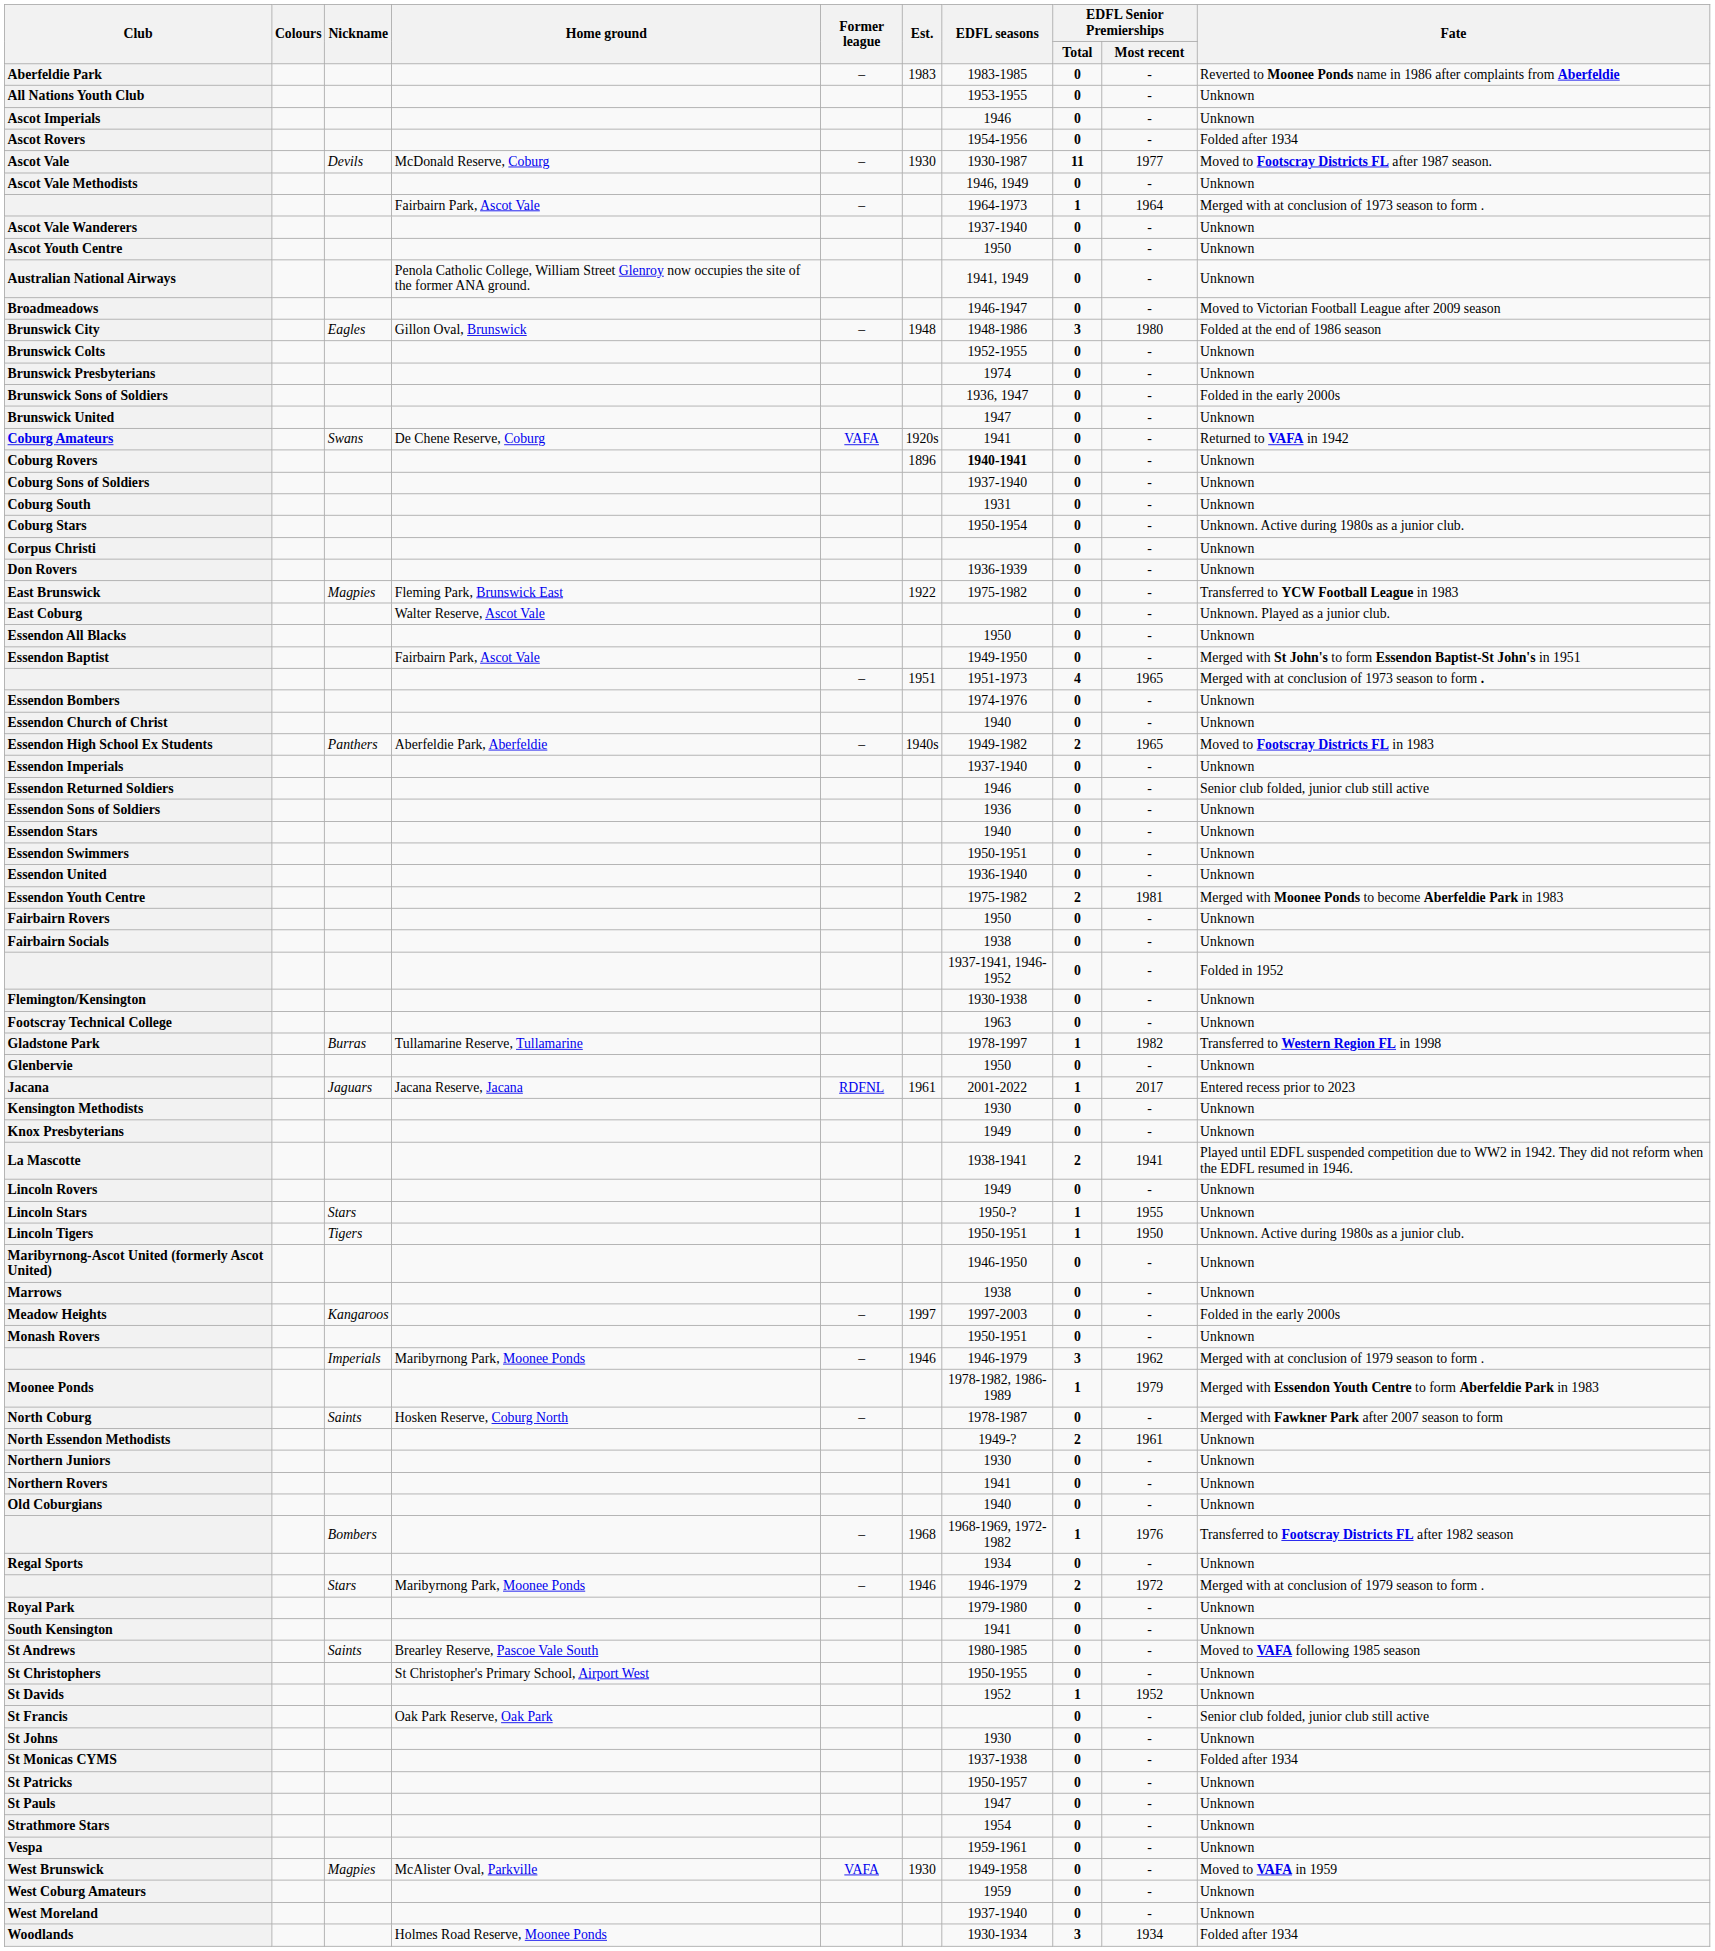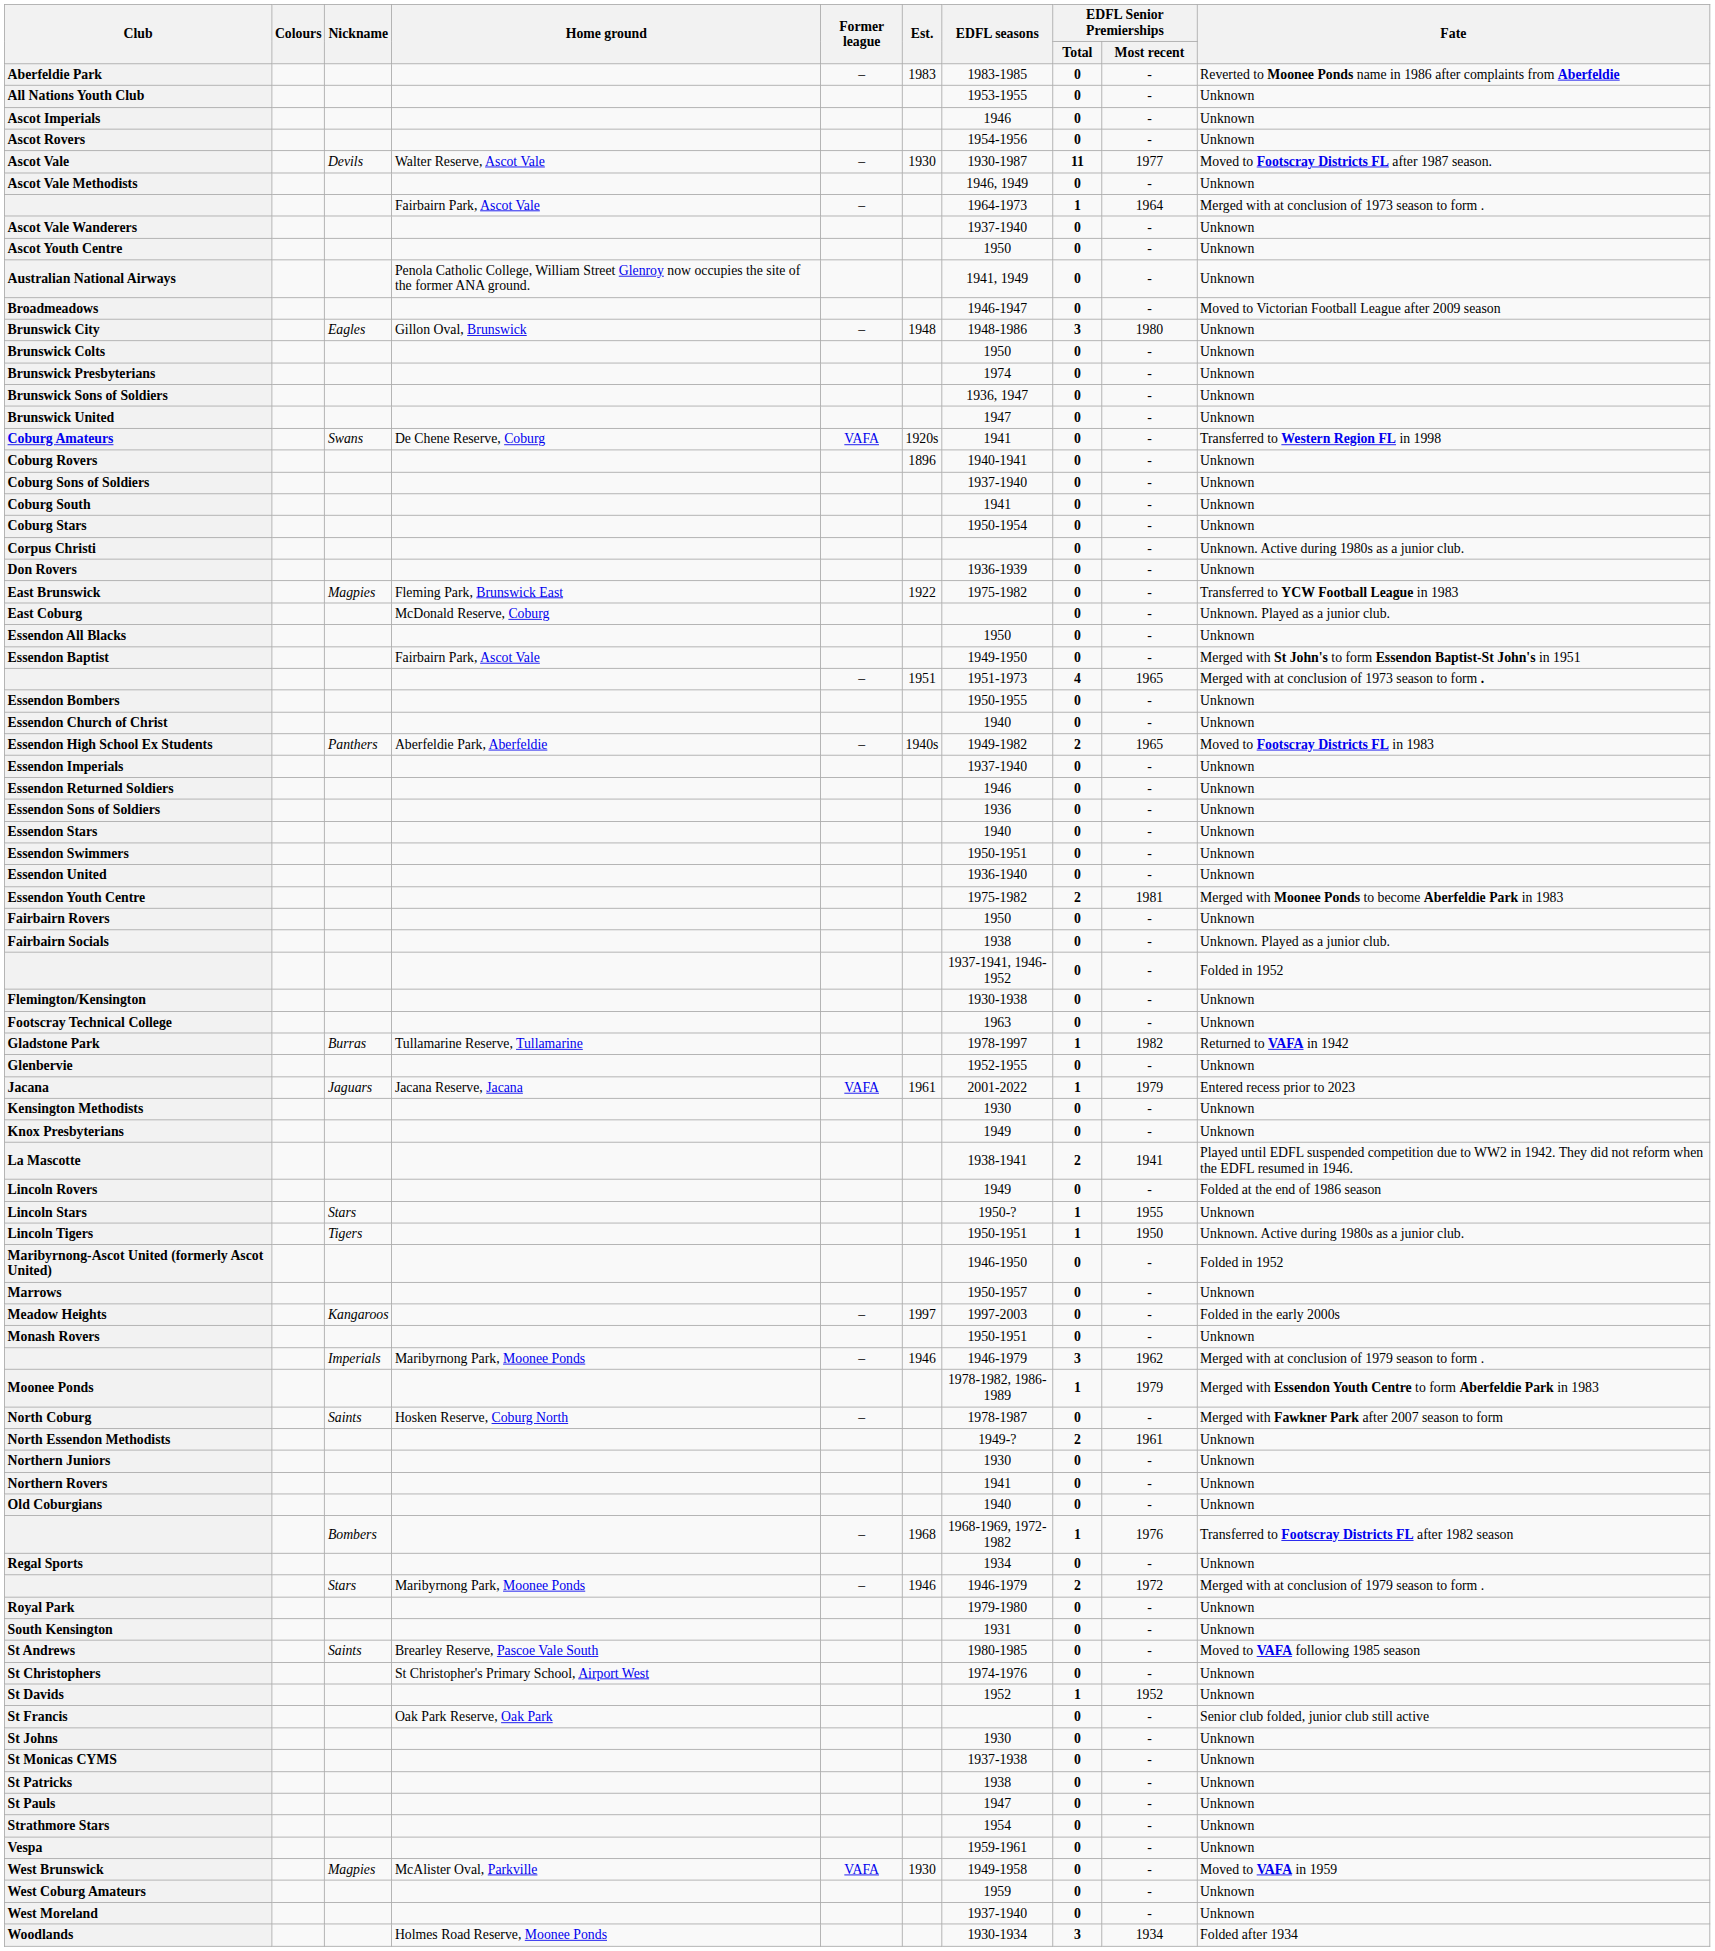(1249, 140) Folded after 1934 -> (1227, 140) Unknown
(472, 161) McDonald Reserve, Coburg -> (470, 161) Walter Reserve, Ascot Vale
(1291, 330) Folded at the end of 1986 season -> (1227, 330) Unknown
(997, 351) 1952-1955 -> (997, 351) 1950
(1270, 395) Folded in the early 2000s -> (1227, 395) Unknown
(1274, 439) Returned to VAFA in 1942 -> (1321, 439) Transferred to Western Region FL in 1998
(997, 460) bold -> (997, 460) normal
(997, 504) 1931 -> (997, 504) 1941
(1332, 526) Unknown. Active during 1980s as a junior club. -> (1227, 526) Unknown
(1227, 548) Unknown -> (1332, 548) Unknown. Active during 1980s as a junior club.
(470, 613) Walter Reserve, Ascot Vale -> (472, 613) McDonald Reserve, Coburg
(997, 701) 1974-1976 -> (997, 701) 1950-1955
(1315, 788) Senior club folded, junior club still active -> (1227, 788) Unknown
(1227, 941) Unknown -> (1295, 941) Unknown. Played as a junior club.
(1321, 1043) Transferred to Western Region FL in 1998 -> (1274, 1043) Returned to VAFA in 1942
(997, 1065) 1950 -> (997, 1065) 1952-1955
(862, 1087) RDFNL -> (862, 1087) VAFA
(1149, 1087) 2017 -> (1149, 1087) 1979
(1227, 1190) Unknown -> (1291, 1190) Folded at the end of 1986 season
(1227, 1263) Unknown -> (1242, 1263) Folded in 1952
(997, 1293) 1938 -> (997, 1293) 1950-1957
(997, 1629) 1941 -> (997, 1629) 1931
(997, 1673) 1950-1955 -> (997, 1673) 1974-1976
(1249, 1760) Folded after 1934 -> (1227, 1760) Unknown
(997, 1782) 1950-1957 -> (997, 1782) 1938
